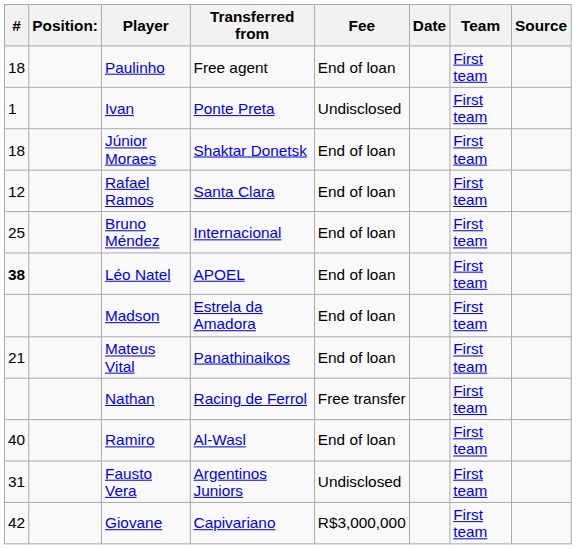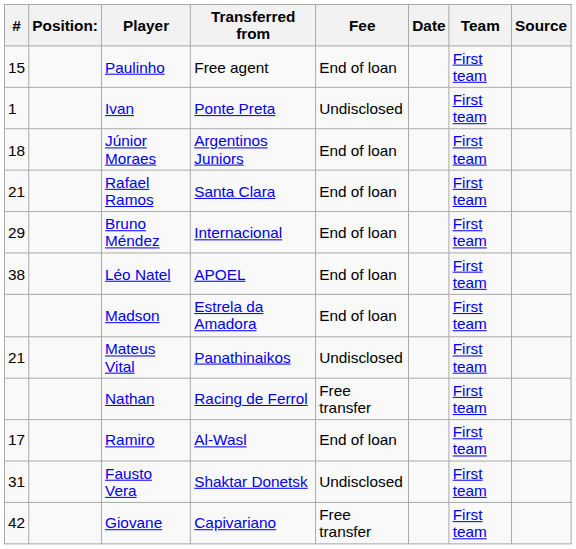(17, 67) 18 -> (17, 67) 15
(250, 150) Shaktar Donetsk -> (231, 150) Argentinos Juniors
(17, 191) 12 -> (17, 191) 21
(17, 233) 25 -> (17, 233) 29
(17, 274) bold -> (17, 274) normal
(357, 357) End of loan -> (361, 357) Undisclosed
(17, 440) 40 -> (17, 440) 17
(230, 482) Argentinos Juniors -> (251, 482) Shaktar Donetsk
(362, 523) R$3,000,000 -> (345, 523) Free transfer
